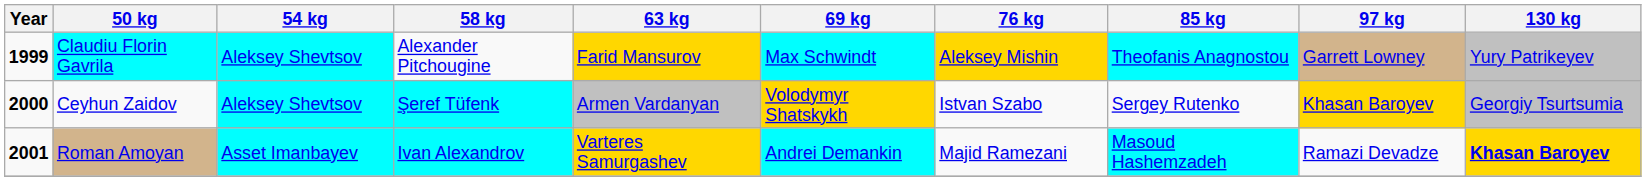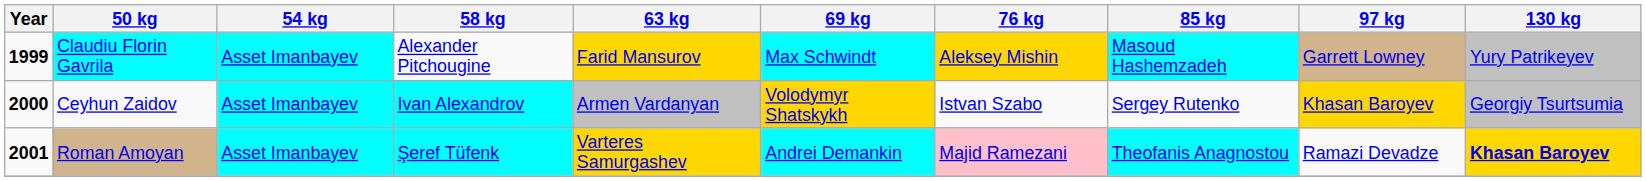(292, 56) Aleksey Shevtsov -> (290, 56) Asset Imanbayev
(1200, 56) Theofanis Anagnostou -> (1169, 56) Masoud Hashemzadeh
(292, 104) Aleksey Shevtsov -> (290, 104) Asset Imanbayev
(448, 104) Şeref Tüfenk -> (461, 104) Ivan Alexandrov
(461, 152) Ivan Alexandrov -> (448, 152) Şeref Tüfenk
(1003, 152) no background -> (1003, 152) pink background
(1169, 152) Masoud Hashemzadeh -> (1200, 152) Theofanis Anagnostou
